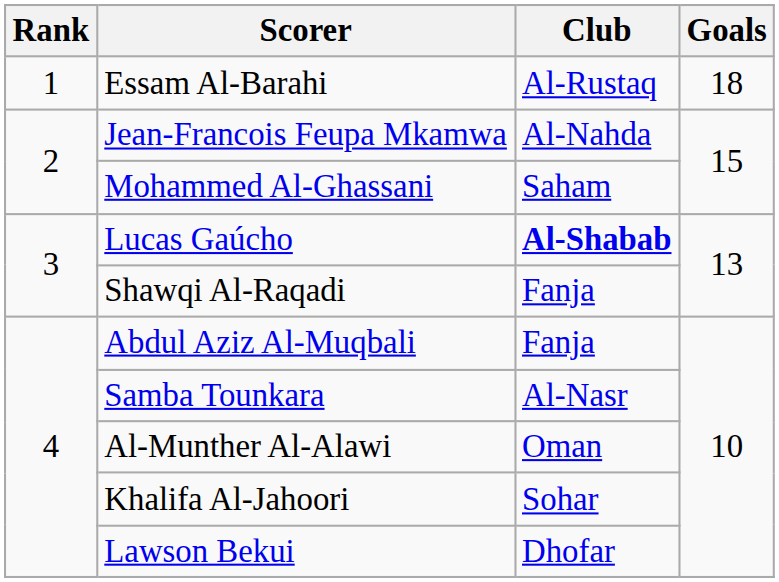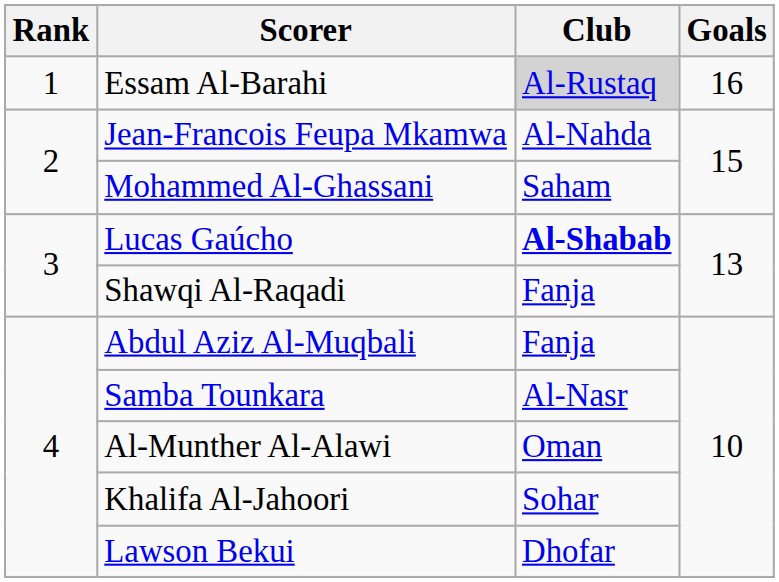(589, 82) no background -> (589, 82) lightgrey background
(727, 82) 18 -> (727, 82) 16
